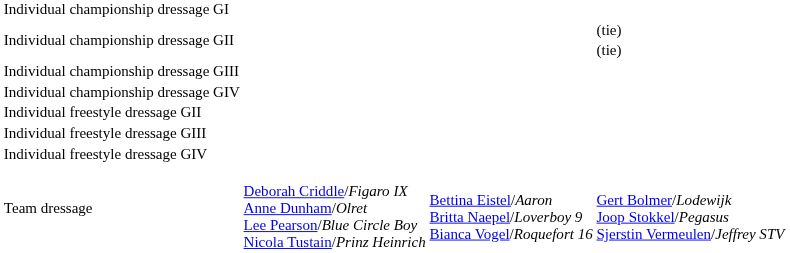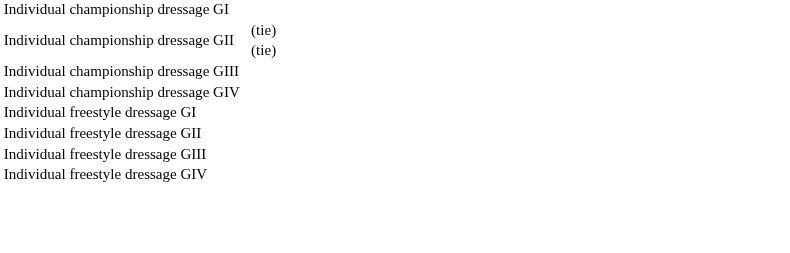+ row: (100, 112)
- row: (48, 208)
